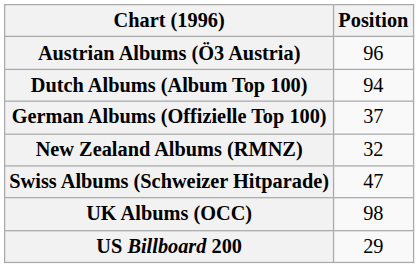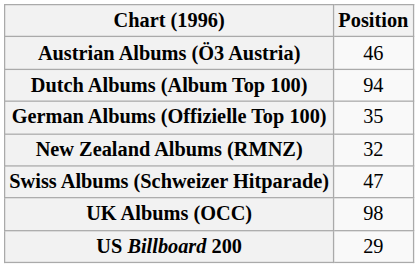(373, 52) 96 -> (373, 52) 46
(373, 117) 37 -> (373, 117) 35
